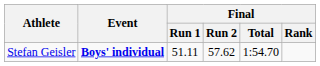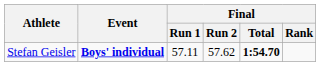(185, 52) 51.11 -> (185, 52) 57.11
(261, 52) normal -> (261, 52) bold
